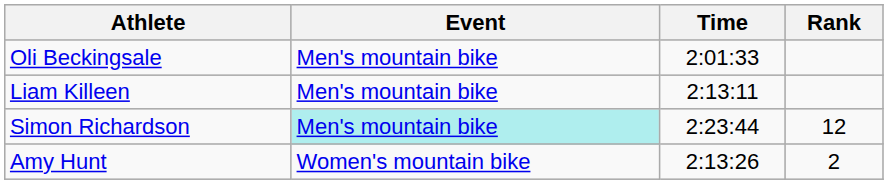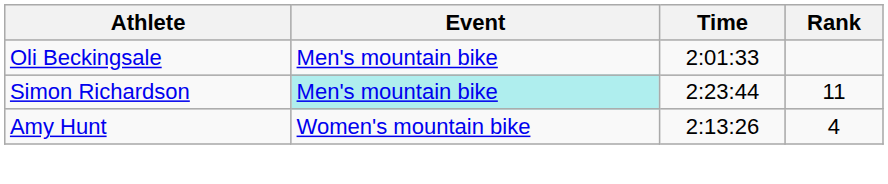- row: (70, 92)
(834, 127) 12 -> (834, 92) 11
(834, 162) 2 -> (834, 127) 4
